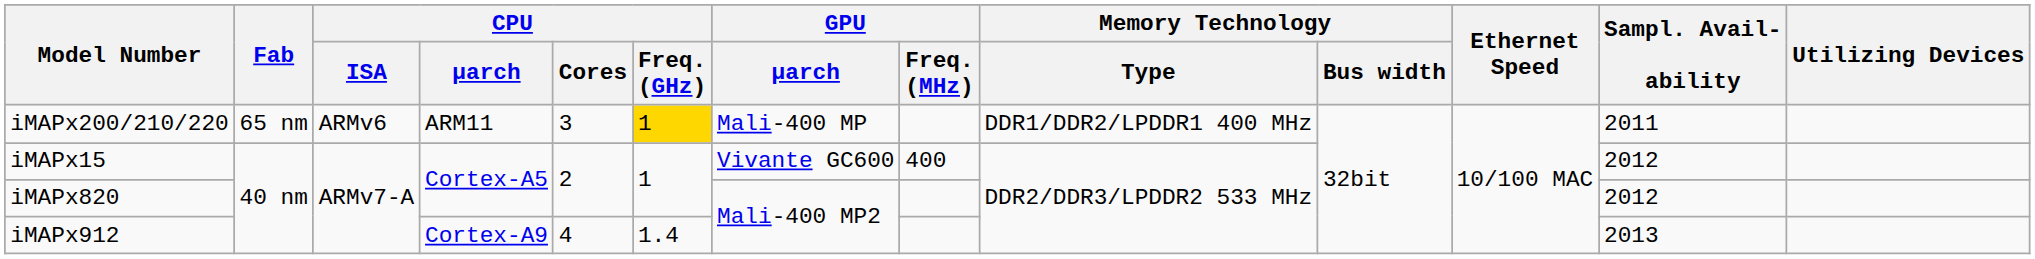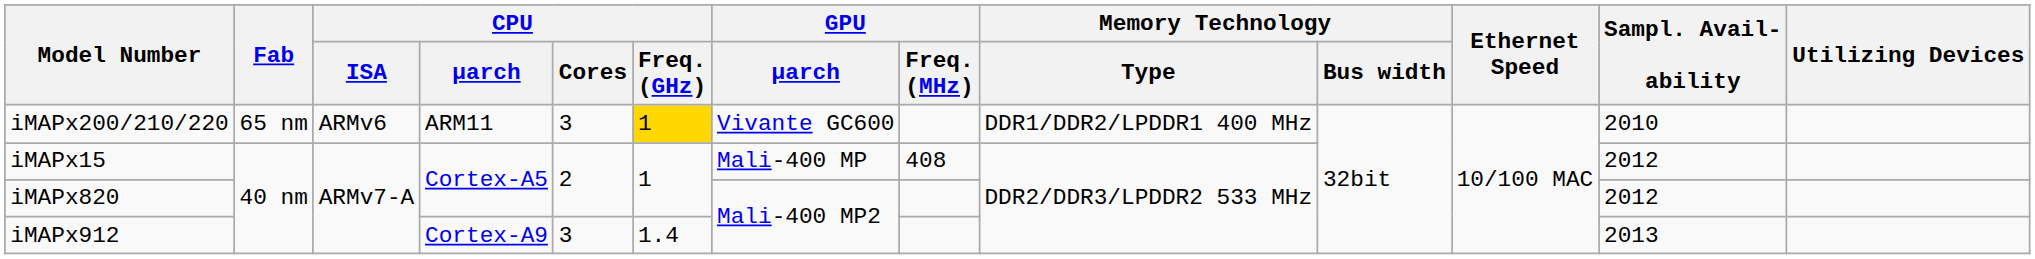(792, 124) Mali-400 MP -> (806, 124) Vivante GC600
(1631, 124) 2011 -> (1631, 124) 2010
(806, 161) Vivante GC600 -> (792, 161) Mali-400 MP
(926, 161) 400 -> (926, 161) 408
(566, 235) 4 -> (566, 235) 3
